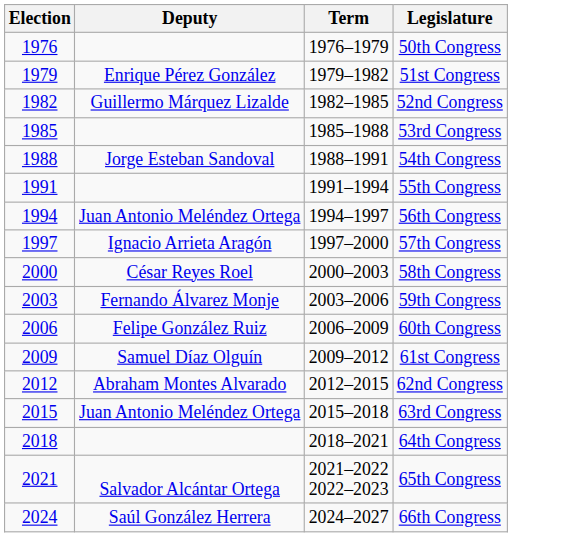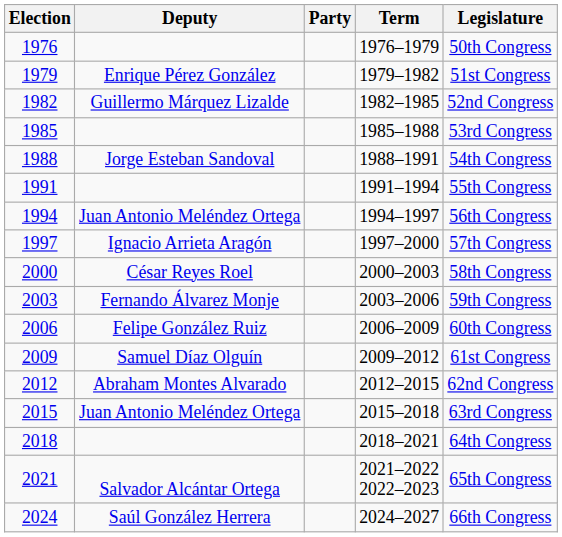+ column: (330, 18)
